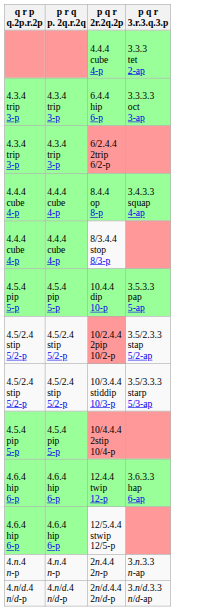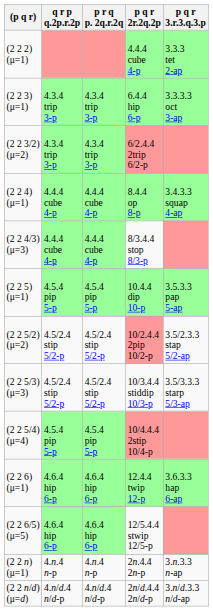+ column: (23, 17)
